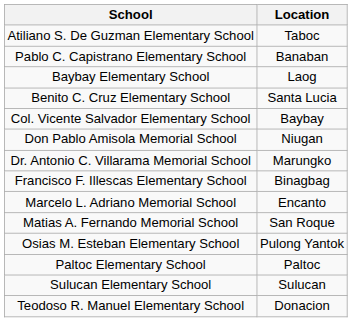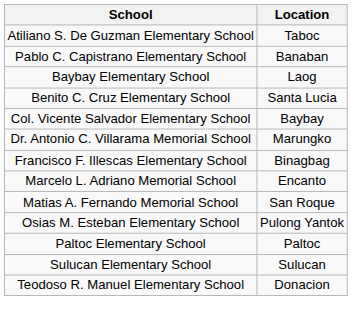- row: (131, 139)
